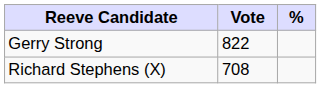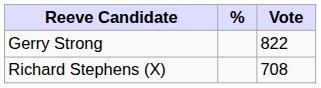columns swapped: (248, 17) <-> (296, 17)
